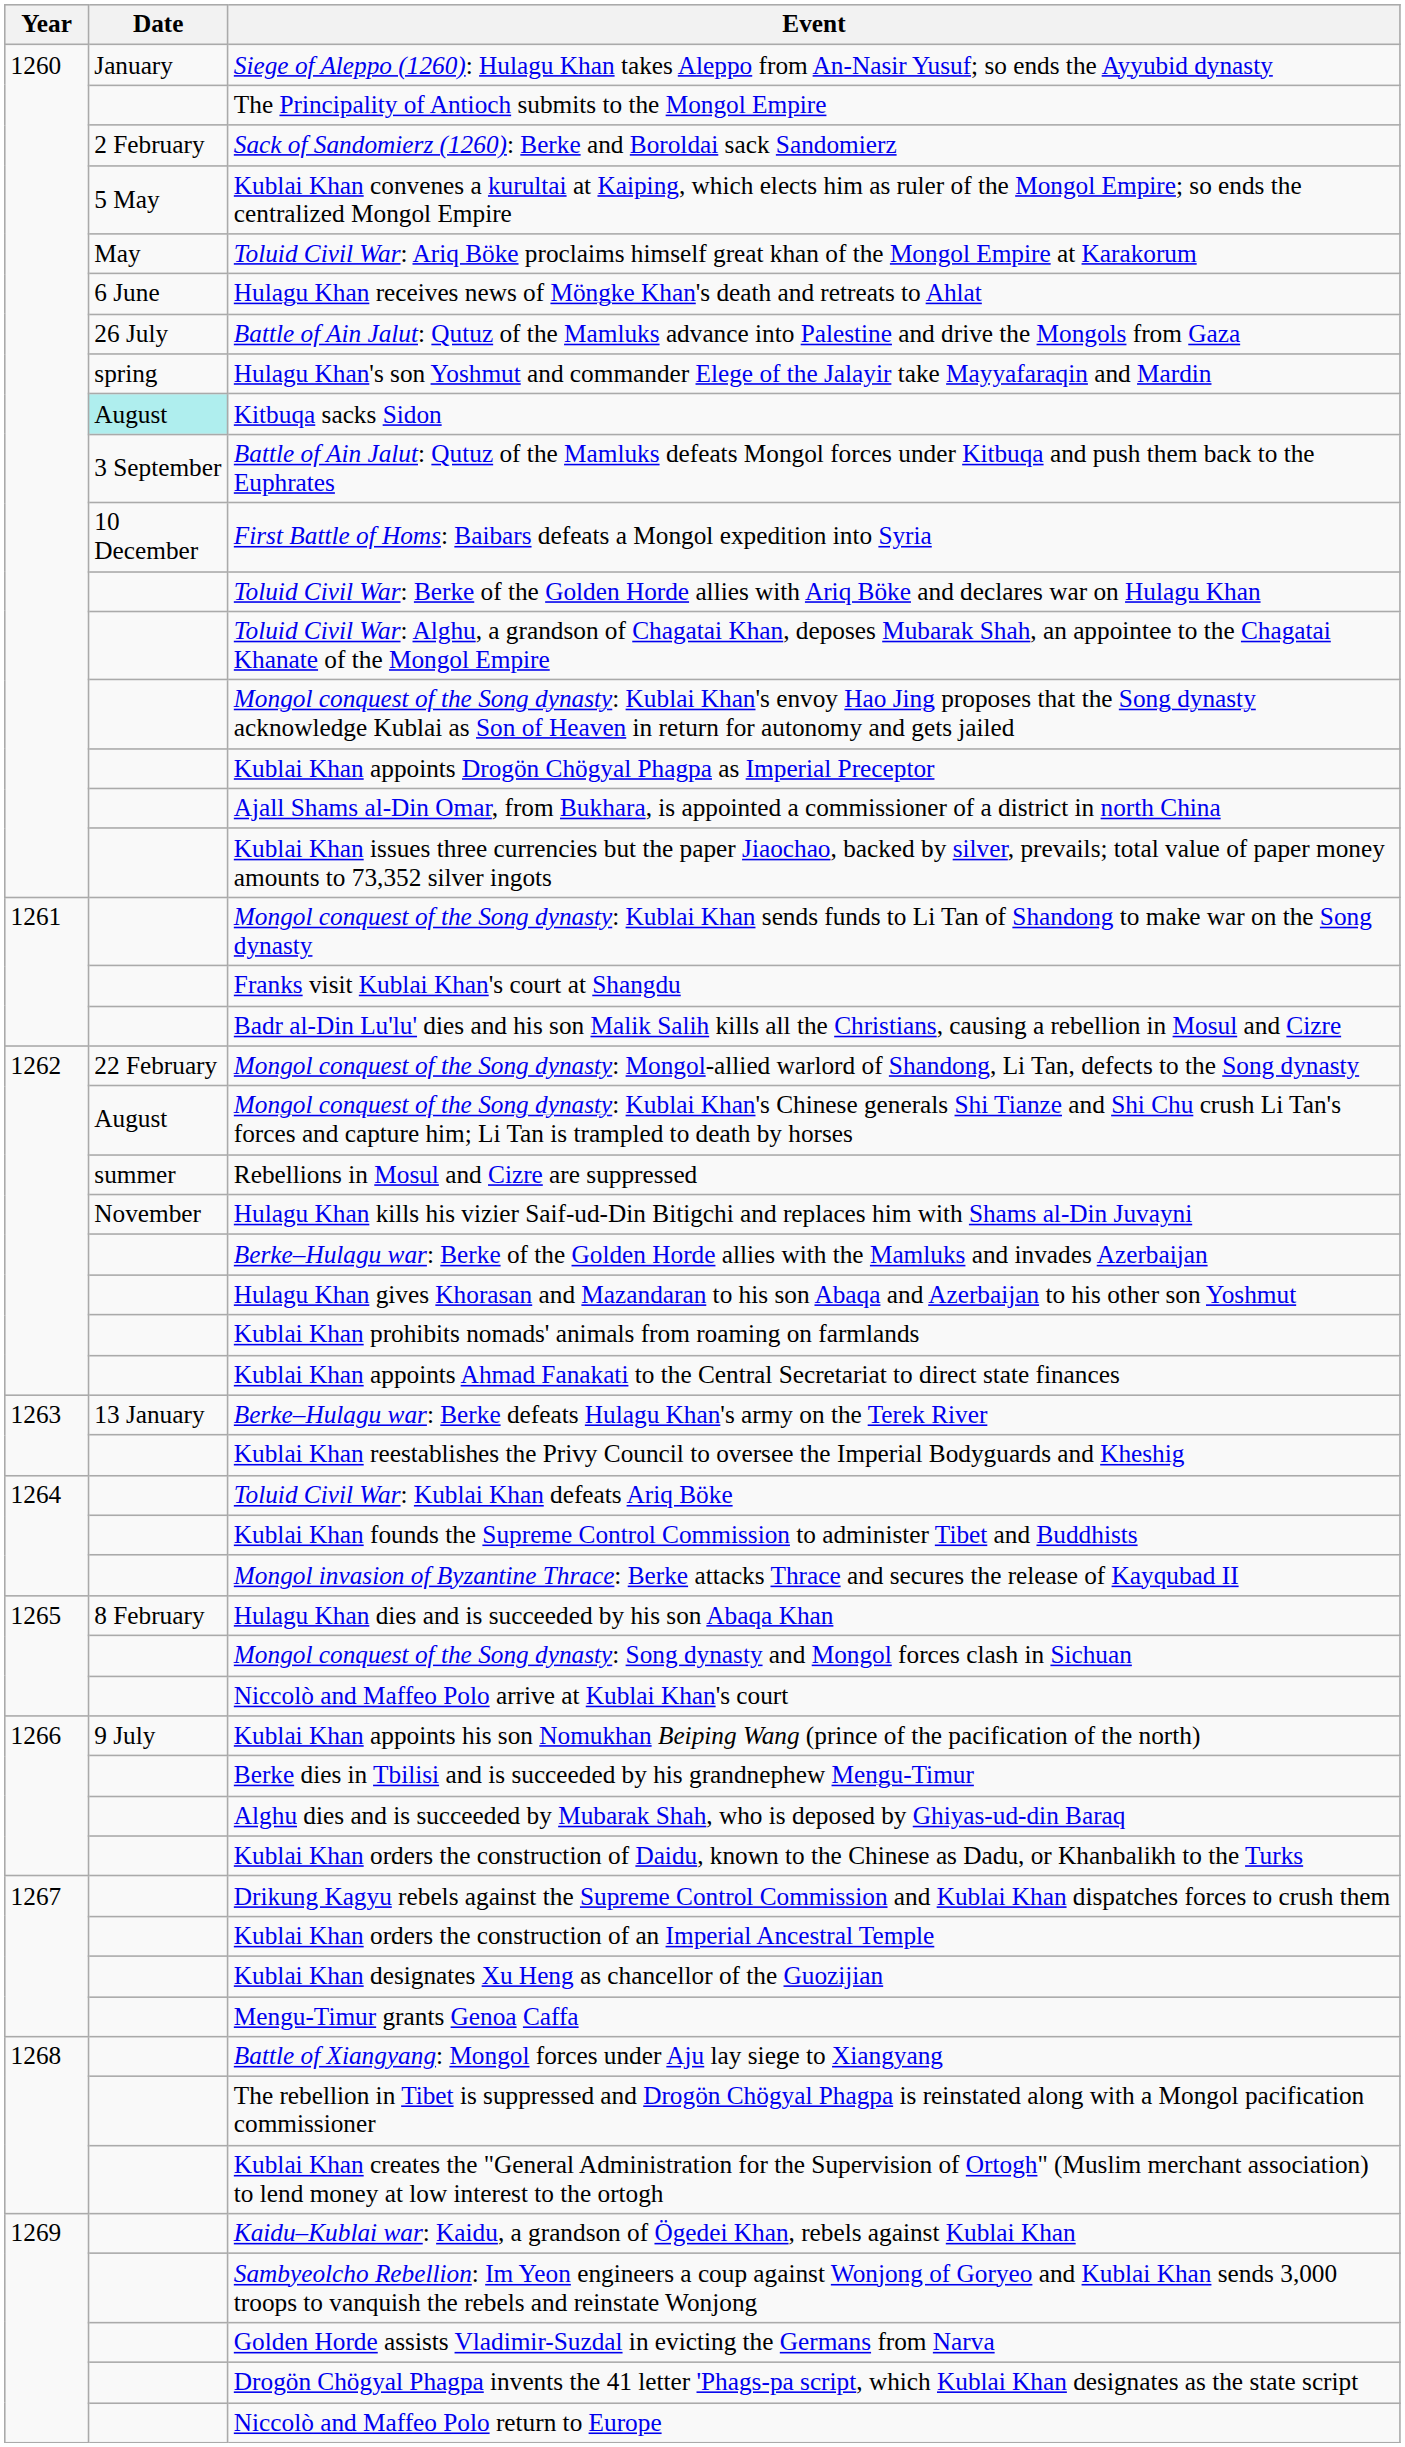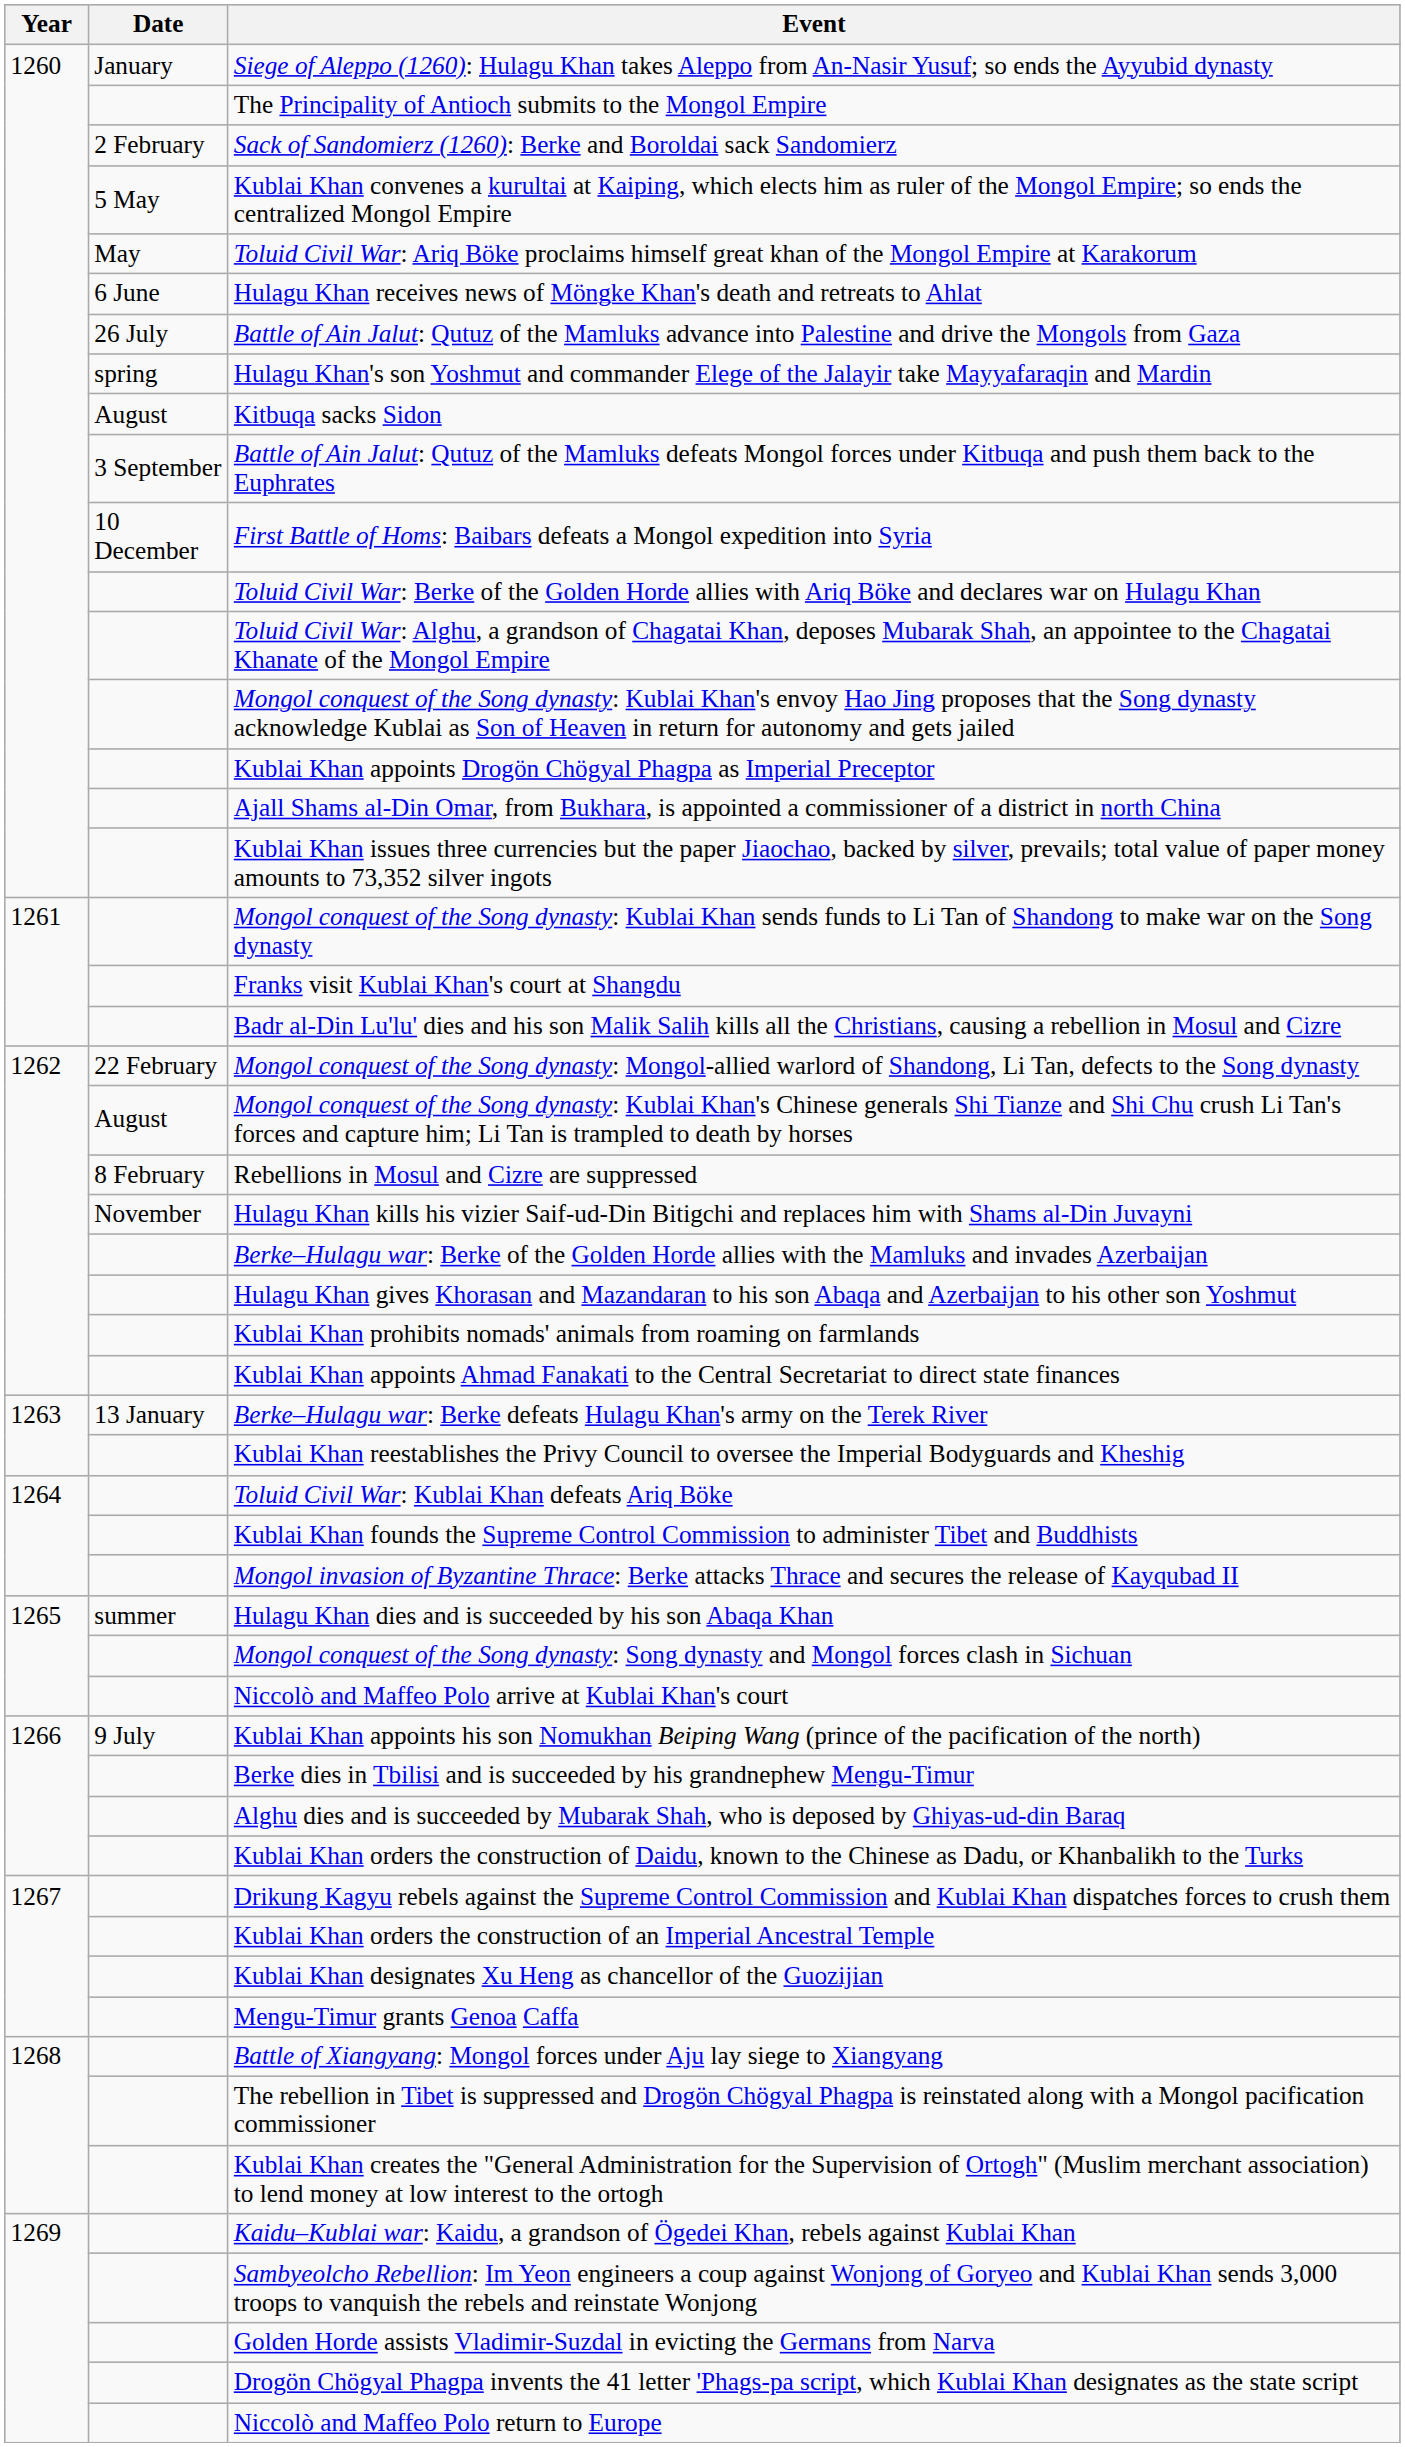(131, 413) paleturquoise background -> (131, 413) no background
(135, 1174) summer -> (149, 1174) 8 February
(149, 1615) 8 February -> (135, 1615) summer
